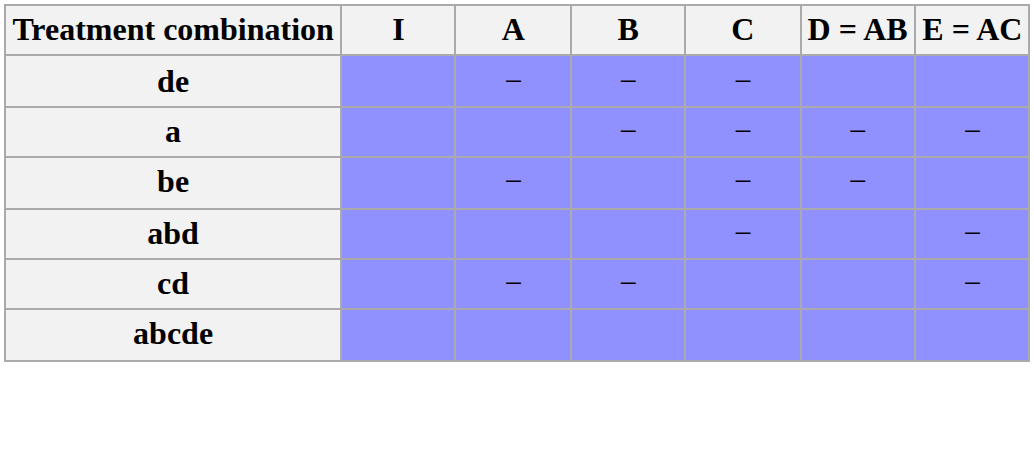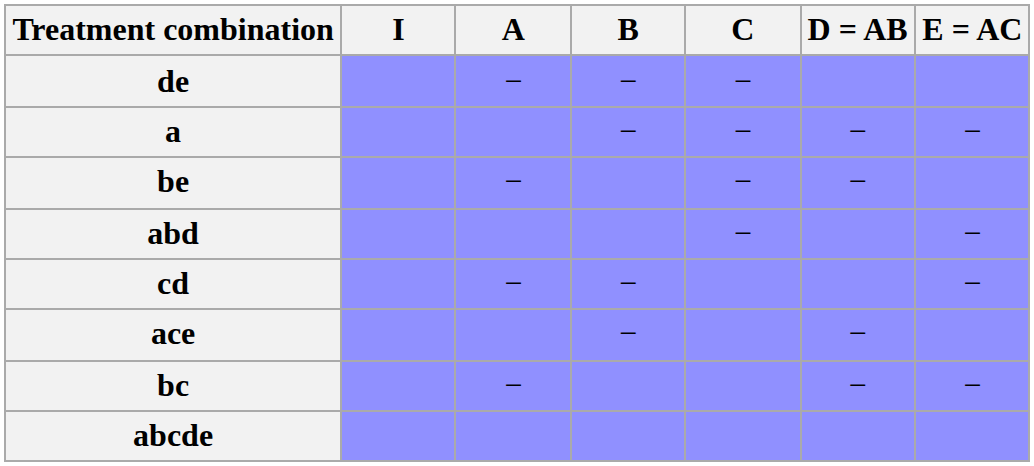+ row: (173, 334)
+ row: (173, 385)
